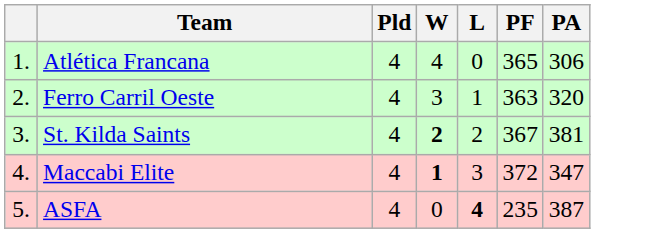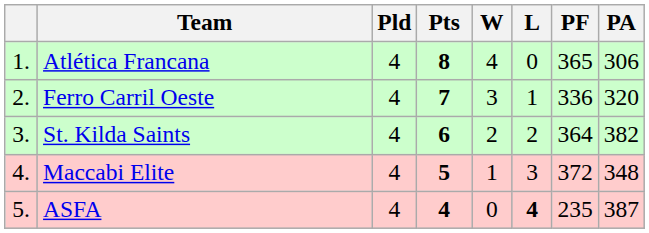+ column: (444, 23)
(520, 97) 363 -> (575, 97) 336
(437, 135) bold -> (492, 135) normal
(520, 135) 367 -> (575, 135) 364
(566, 135) 381 -> (621, 135) 382
(437, 172) bold -> (492, 172) normal
(566, 172) 347 -> (621, 172) 348
